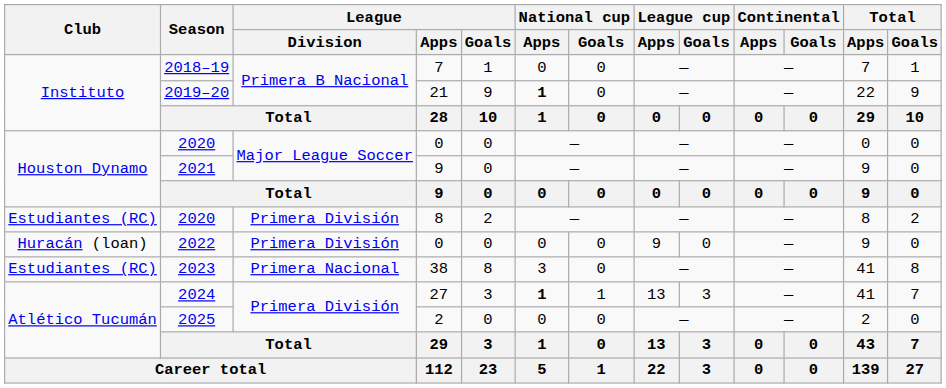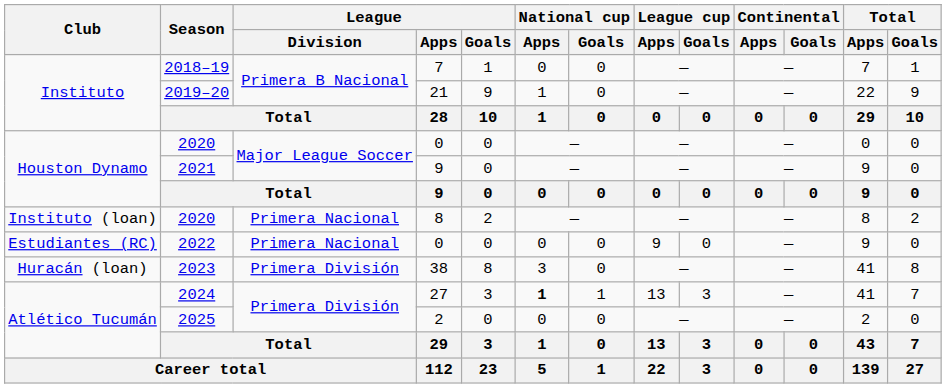(542, 93) bold -> (542, 93) normal
(83, 219) Estudiantes (RC) -> (83, 219) Instituto (loan)
(325, 219) Primera División -> (325, 219) Primera Nacional
(83, 244) Huracán (loan) -> (83, 244) Estudiantes (RC)
(325, 244) Primera División -> (325, 244) Primera Nacional
(83, 269) Estudiantes (RC) -> (83, 269) Huracán (loan)
(325, 269) Primera Nacional -> (325, 269) Primera División
